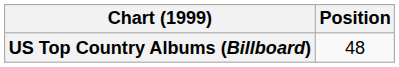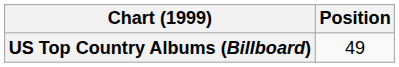(355, 47) 48 -> (355, 47) 49
